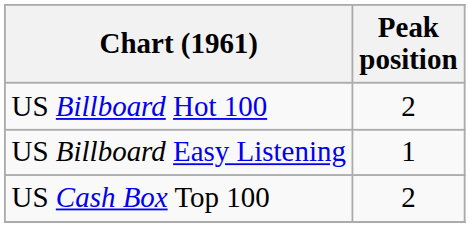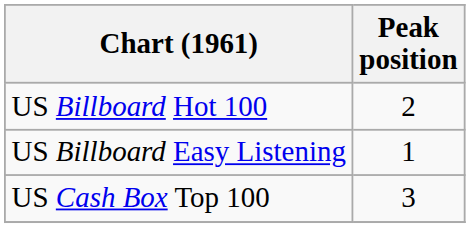(408, 197) 2 -> (408, 197) 3
